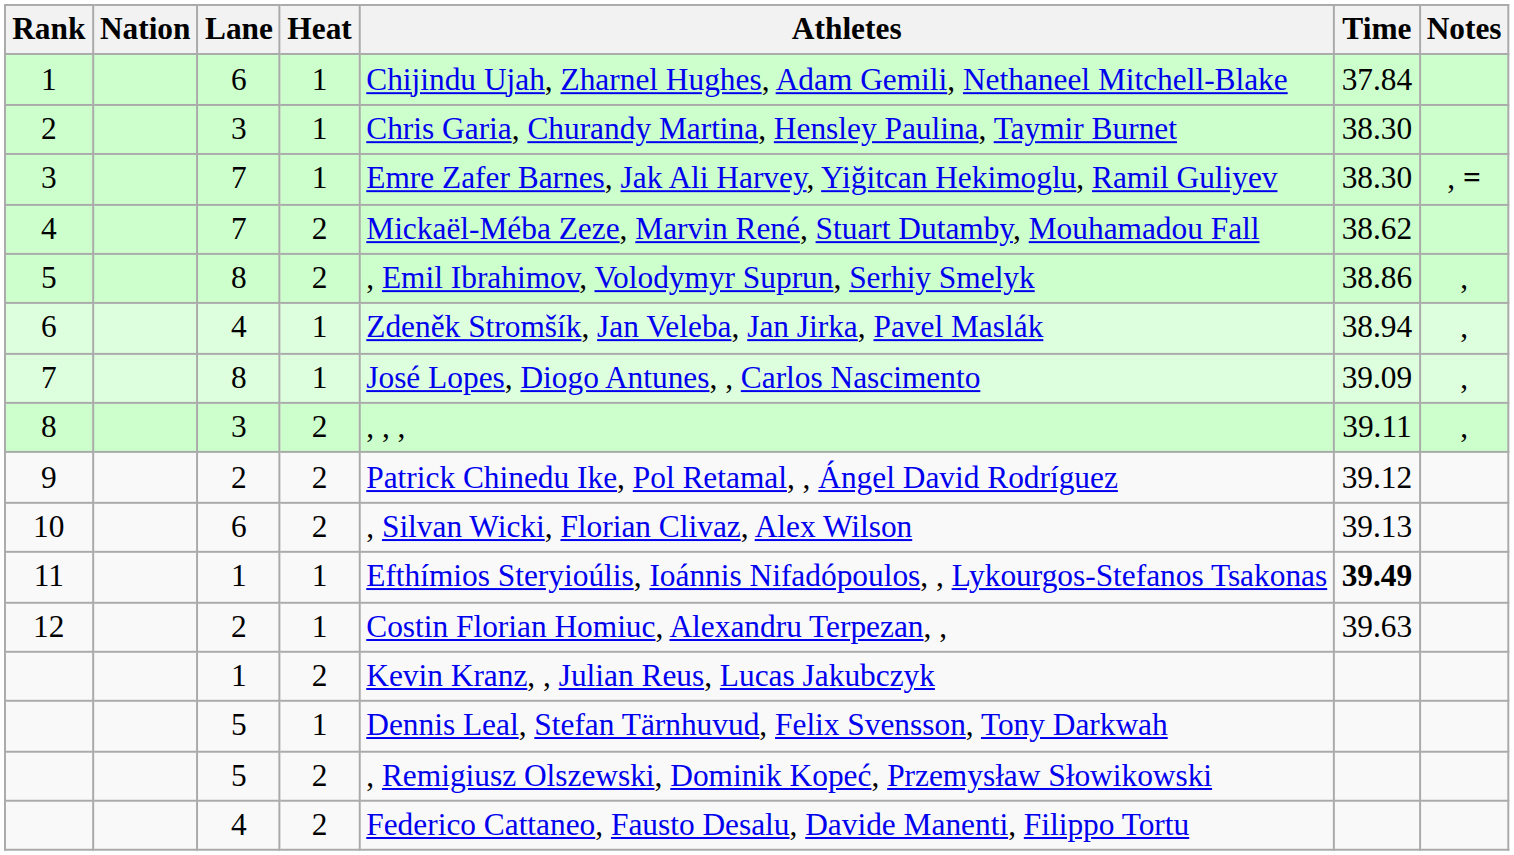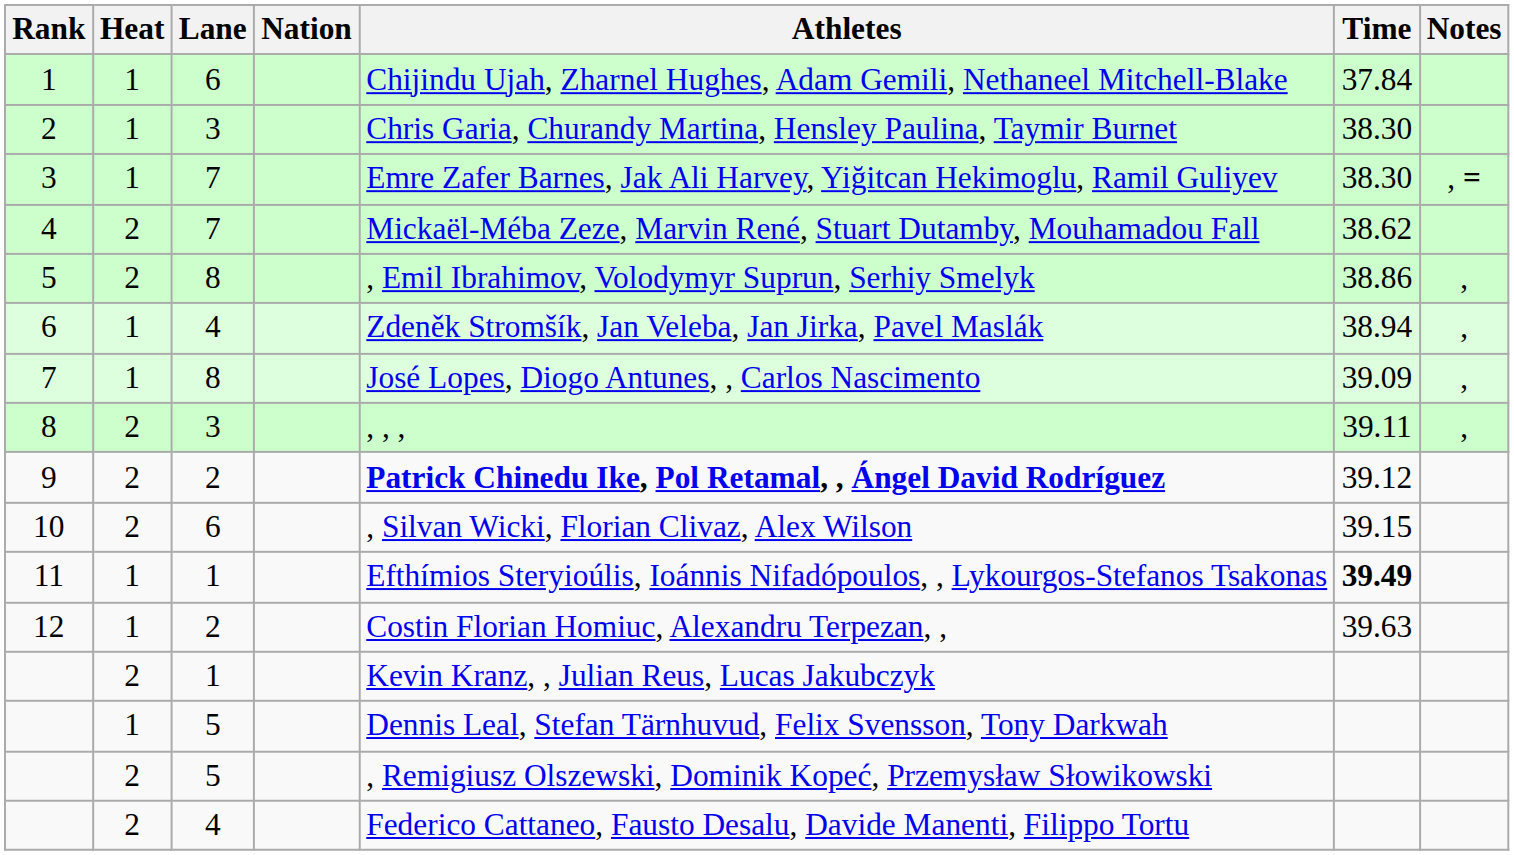columns swapped: (320, 29) <-> (145, 29)
(742, 476) normal -> (766, 476) bold
(1377, 526) 39.13 -> (1377, 526) 39.15
